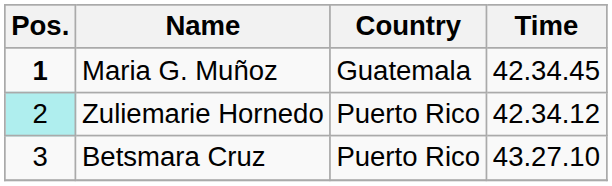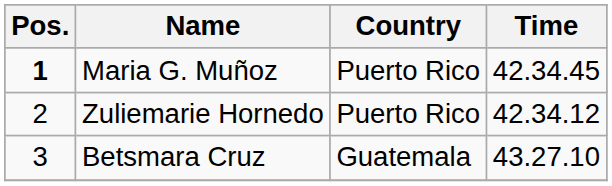(404, 69) Guatemala -> (408, 69) Puerto Rico
(40, 113) paleturquoise background -> (40, 113) no background
(408, 157) Puerto Rico -> (404, 157) Guatemala
